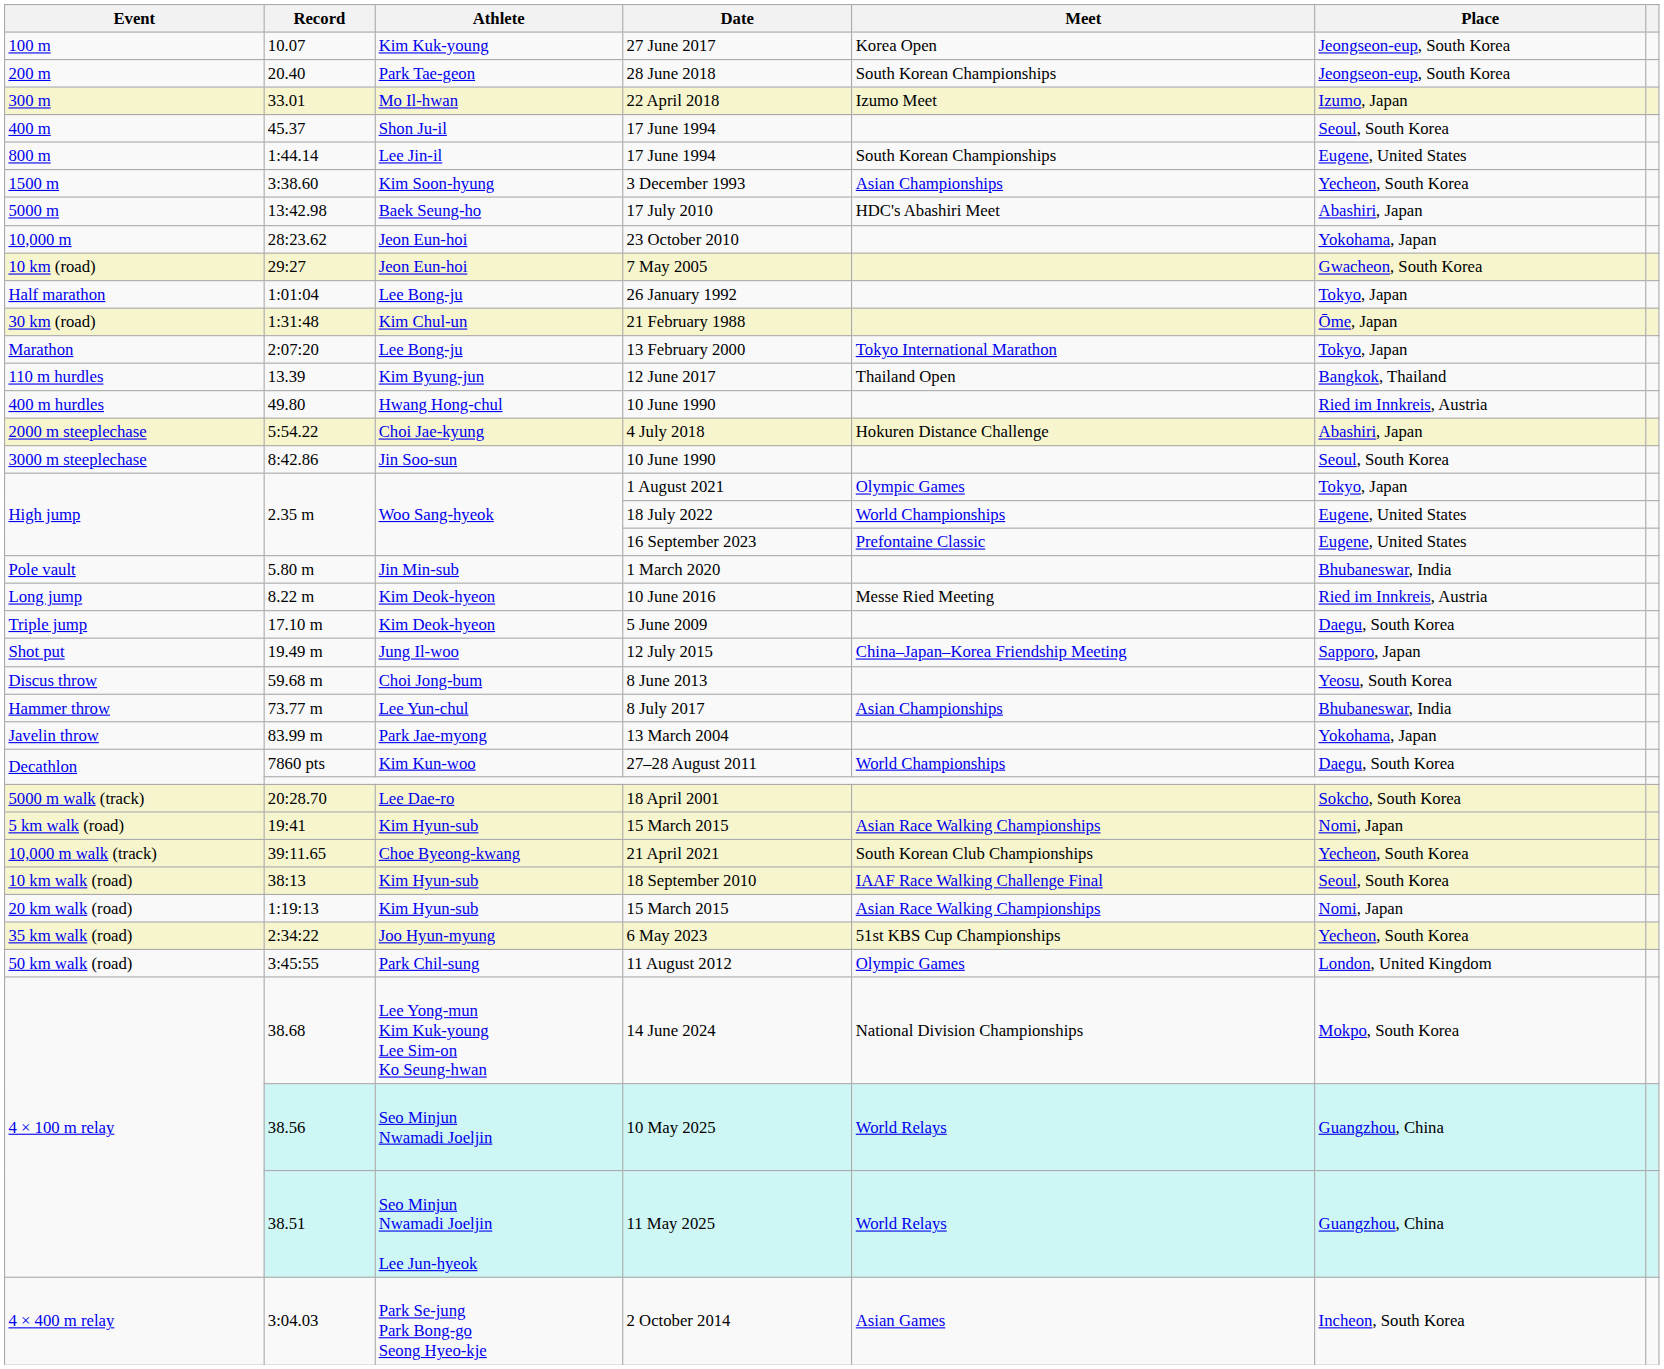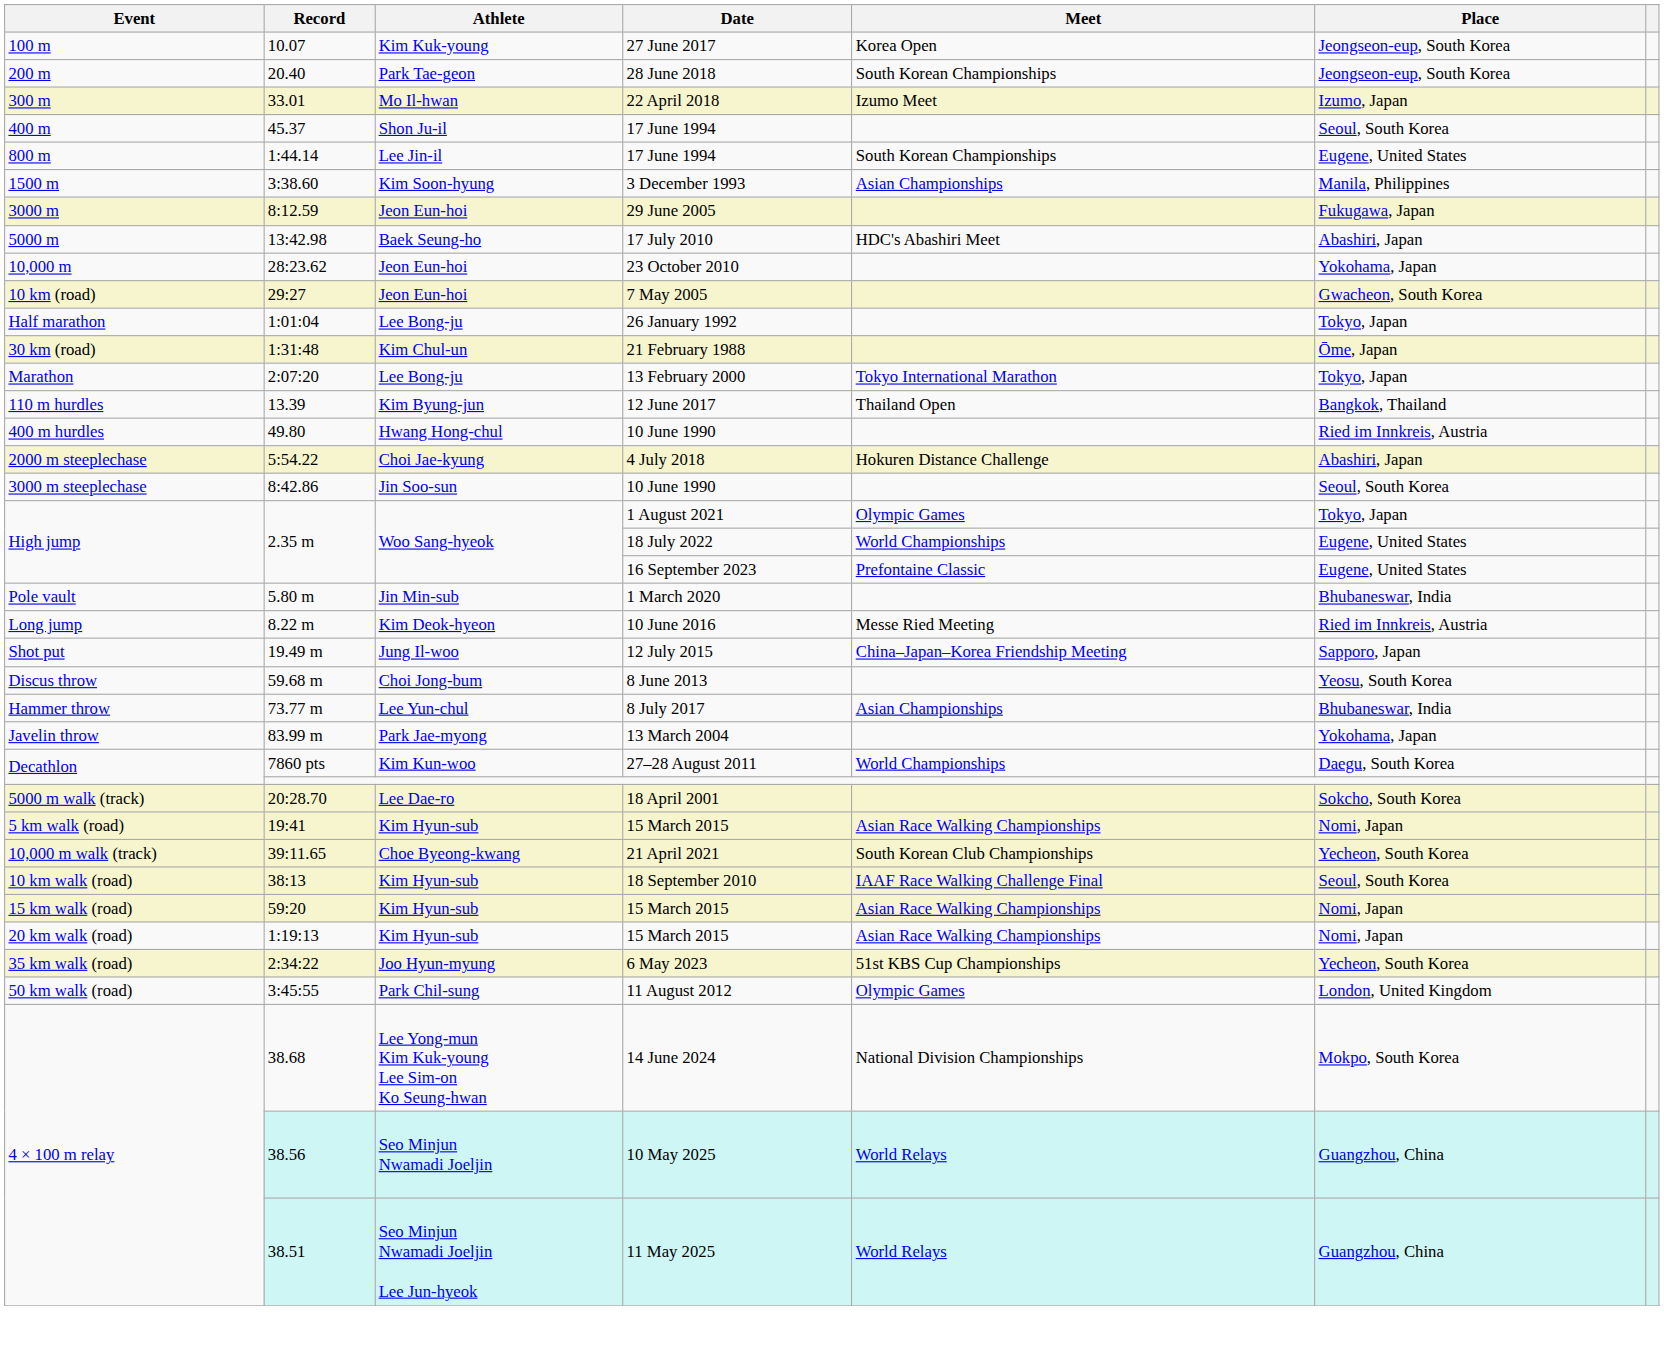(1394, 183) Yecheon, South Korea -> (1384, 183) Manila, Philippines
+ row: (293, 211)
- row: (295, 624)
+ row: (287, 908)
- row: (293, 1321)
